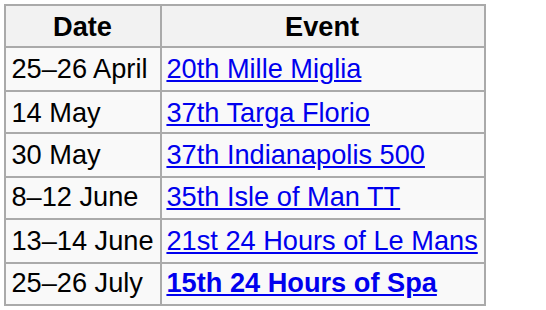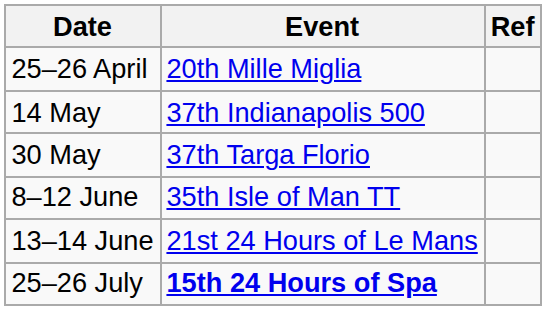+ column: (513, 26)
(268, 112) 37th Targa Florio -> (296, 112) 37th Indianapolis 500
(296, 155) 37th Indianapolis 500 -> (268, 155) 37th Targa Florio
